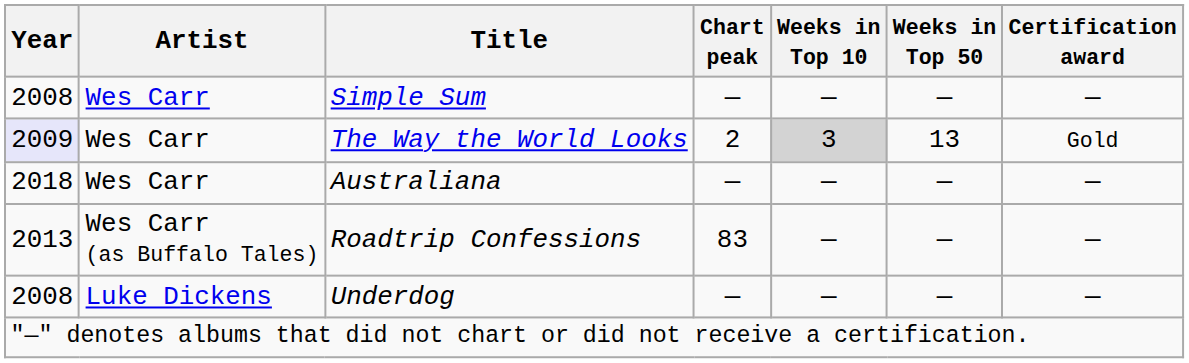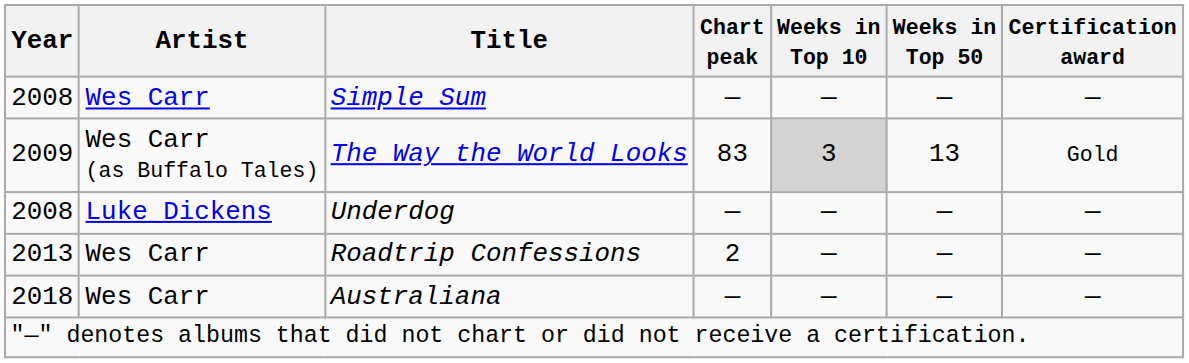(42, 140) lavender background -> (42, 155) no background
(148, 140) Wes Carr -> (202, 154) Wes Carr (as Buffalo Tales)
(732, 140) 2 -> (732, 155) 83
rows swapped: (393, 297) <-> (416, 182)
(202, 239) Wes Carr (as Buffalo Tales) -> (148, 254) Wes Carr
(732, 240) 83 -> (732, 254) 2
